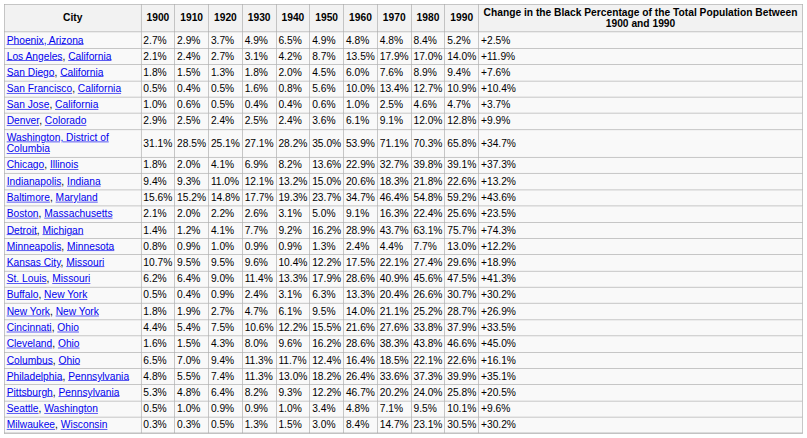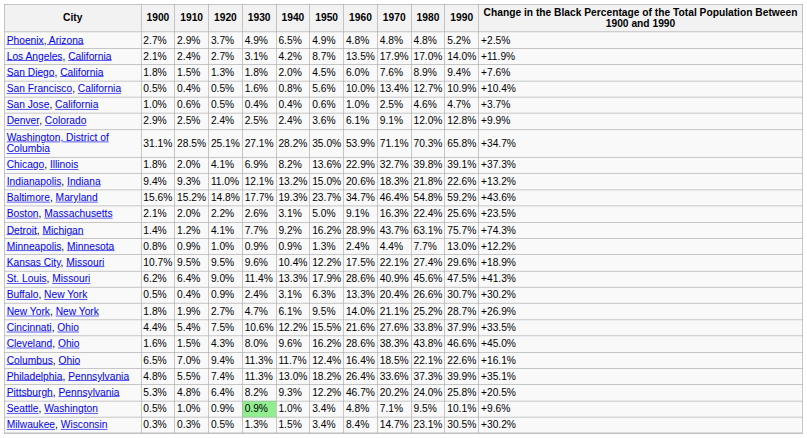(425, 40) 8.4% -> (425, 40) 4.8%
(256, 409) no background -> (256, 409) lightgreen background
(324, 425) 3.0% -> (324, 425) 3.4%
